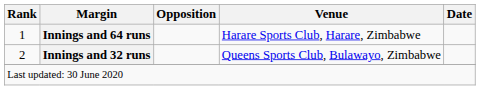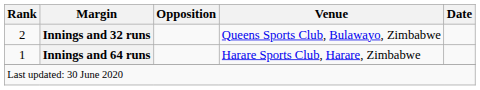rows swapped: (97, 34) <-> (97, 54)
